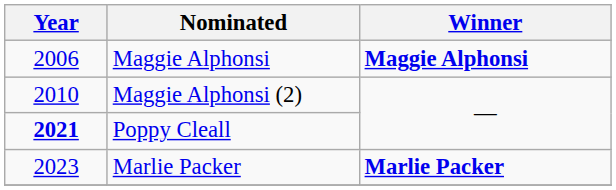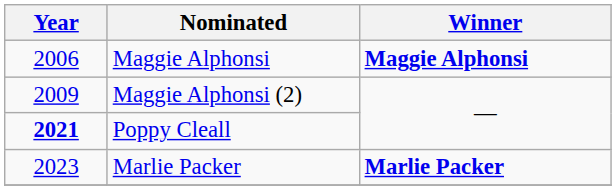(56, 94) 2010 -> (56, 94) 2009
